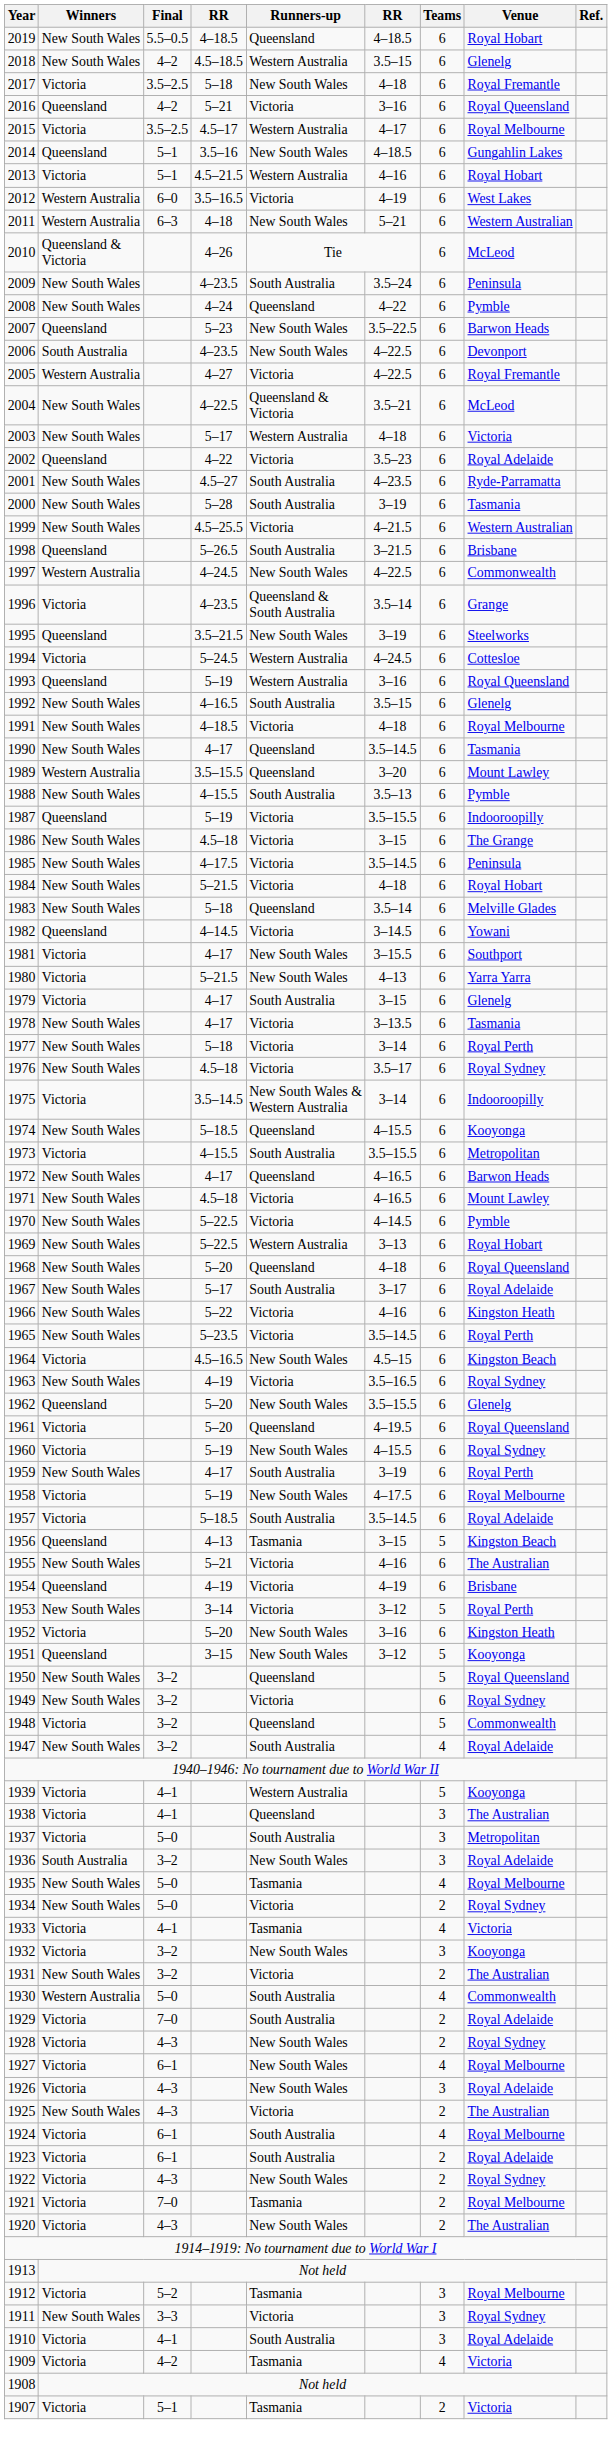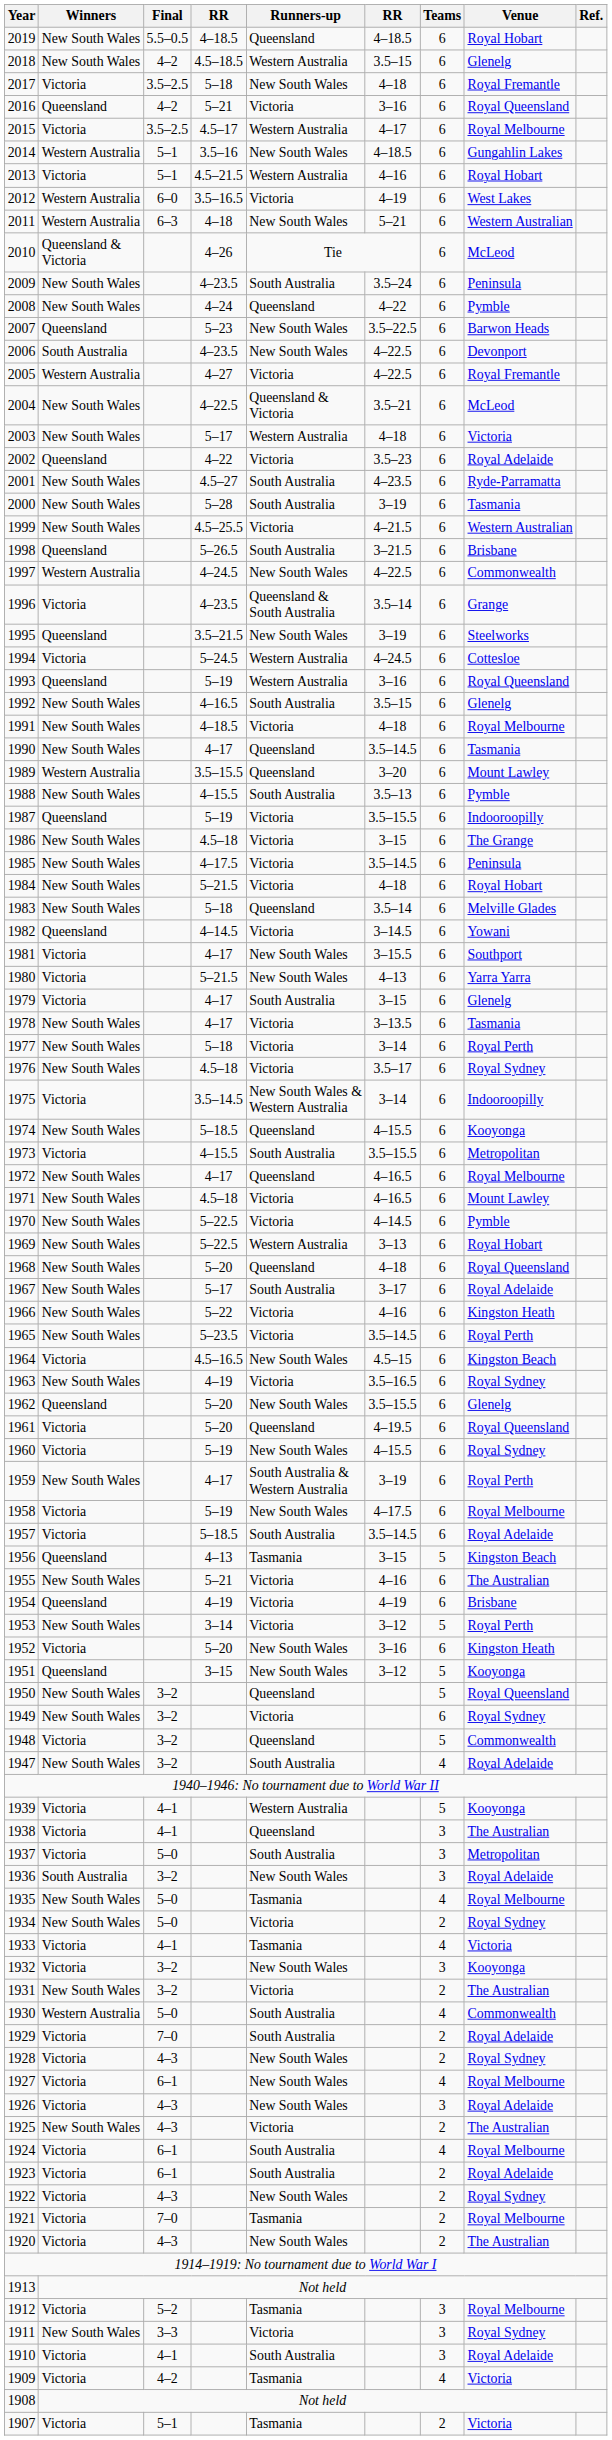(74, 152) Queensland -> (91, 152) Western Australia
(508, 1176) Barwon Heads -> (516, 1176) Royal Melbourne
(292, 1472) South Australia -> (299, 1481) South Australia & Western Australia
